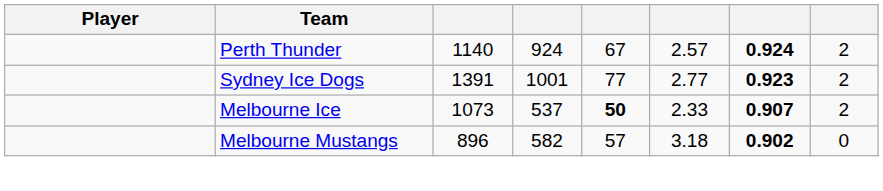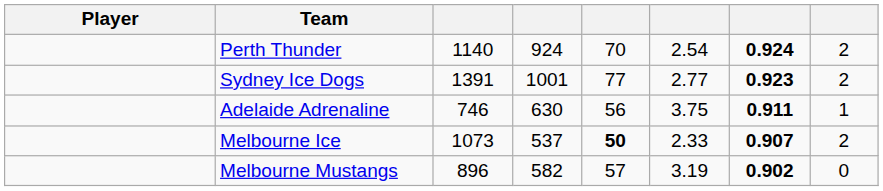(615, 49) 67 -> (615, 49) 70
(690, 49) 2.57 -> (690, 49) 2.54
+ row: (305, 110)
(690, 140) 3.18 -> (690, 170) 3.19
